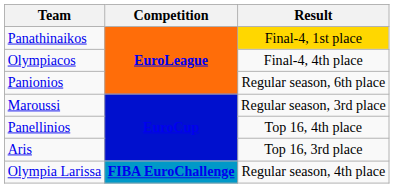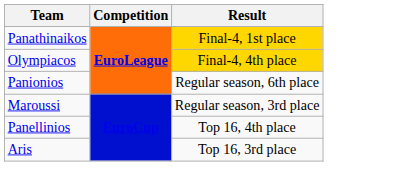(313, 60) no background -> (247, 60) gold background
- row: (54, 171)
